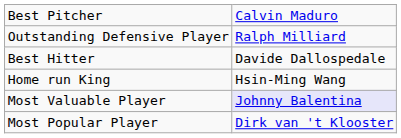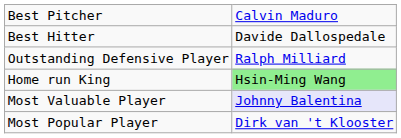rows swapped: (51, 58) <-> (118, 37)
(291, 79) no background -> (291, 79) lightgreen background
